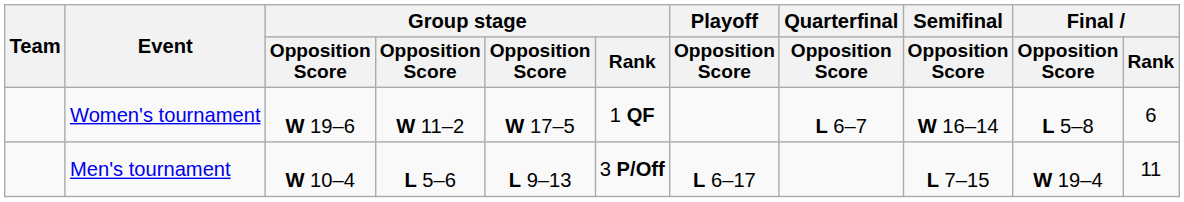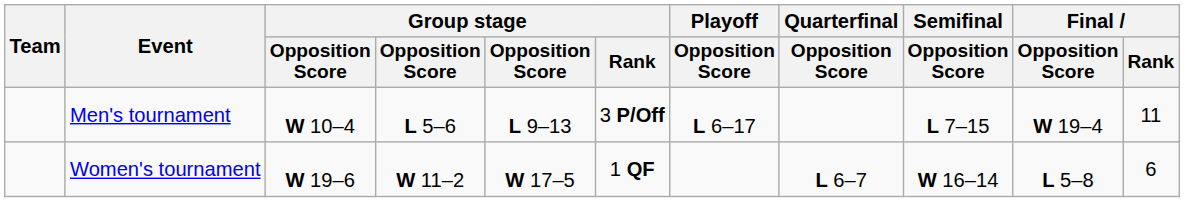rows swapped: (150, 169) <-> (165, 115)
